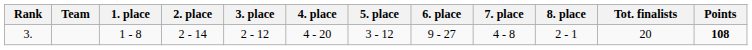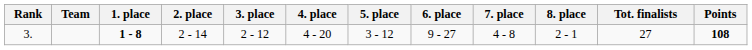(130, 34) normal -> (130, 34) bold
(646, 34) 20 -> (646, 34) 27
